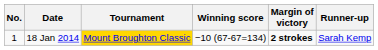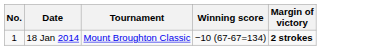- column: (345, 17)
(137, 38) gold background -> (137, 38) no background
